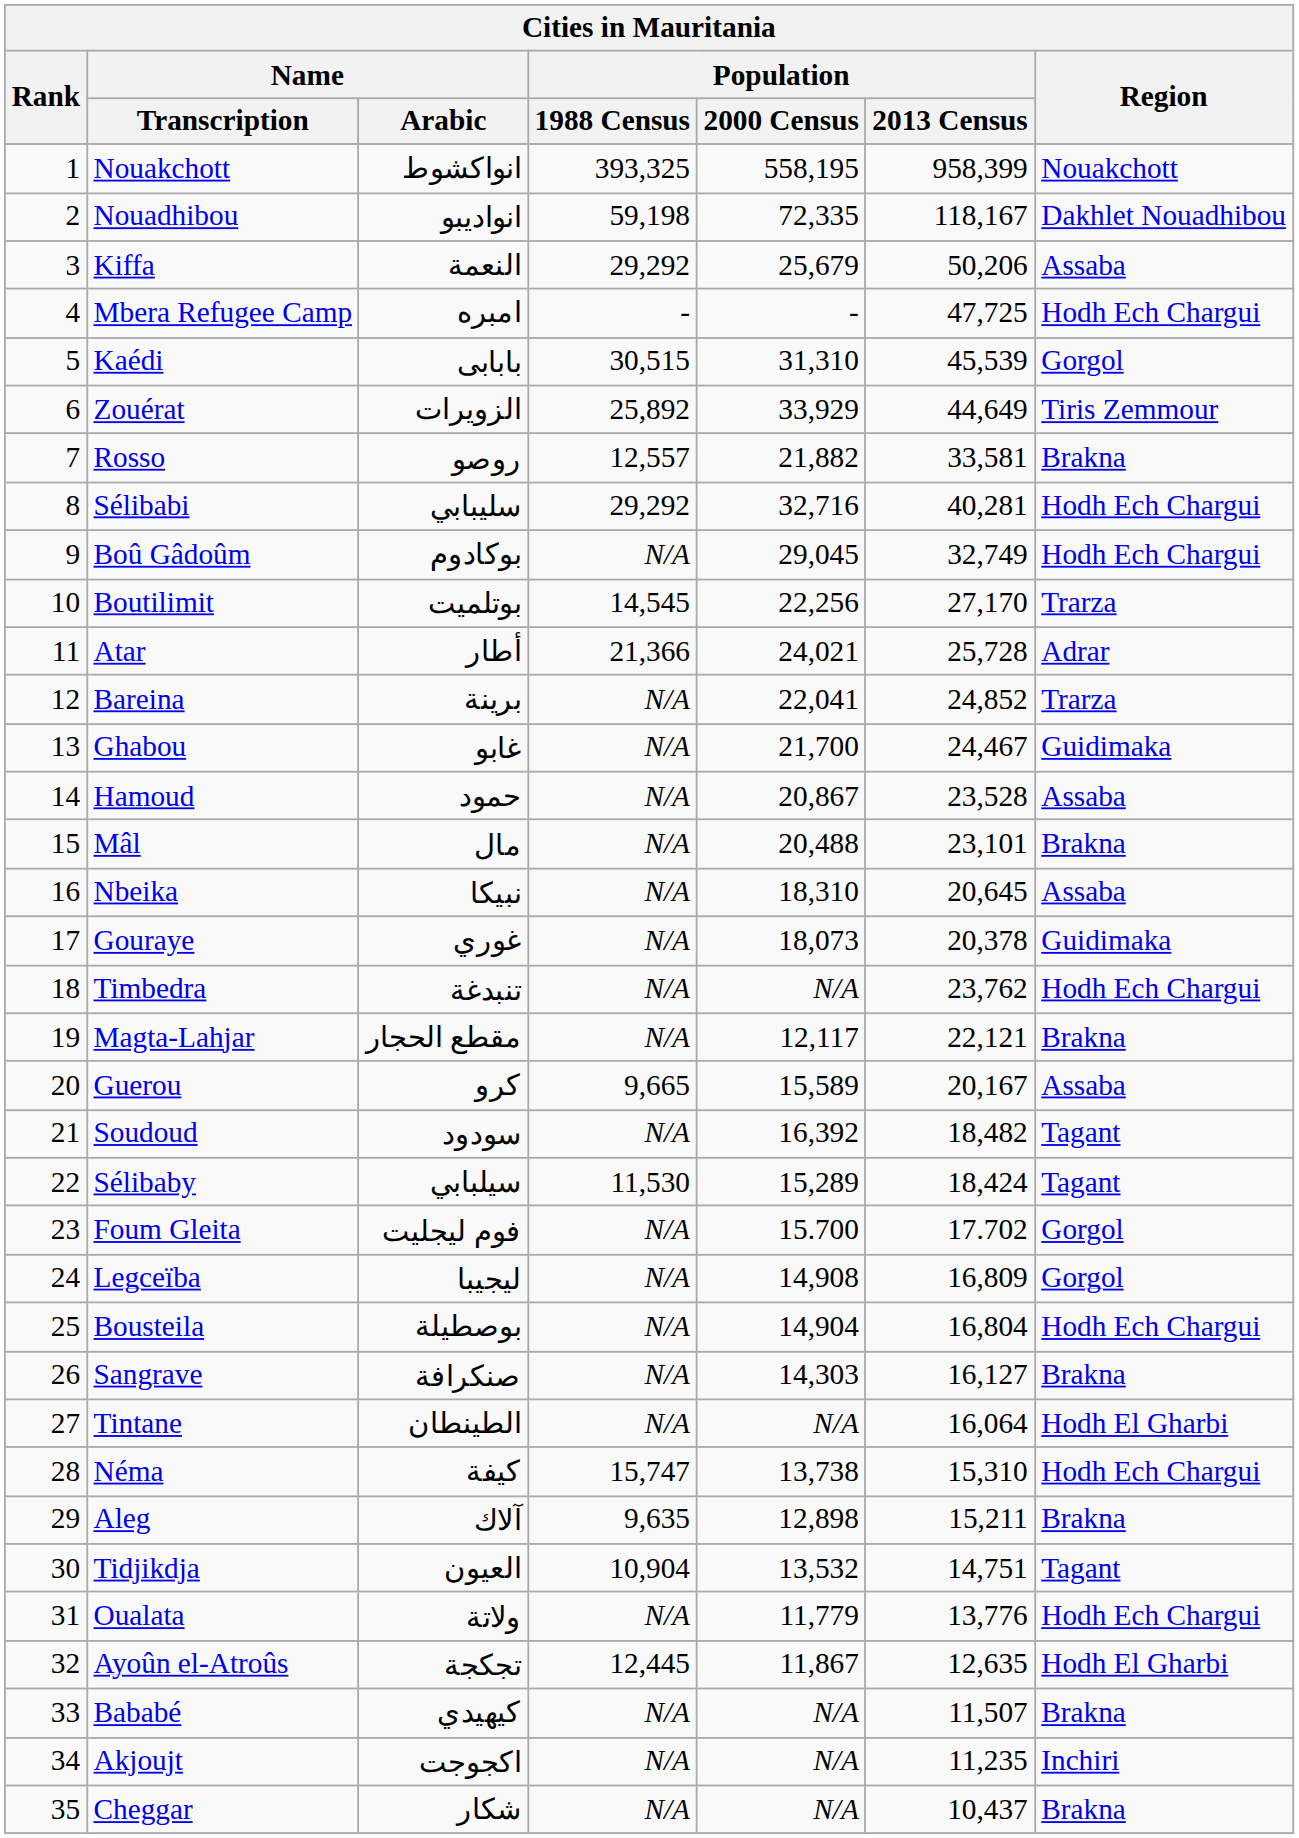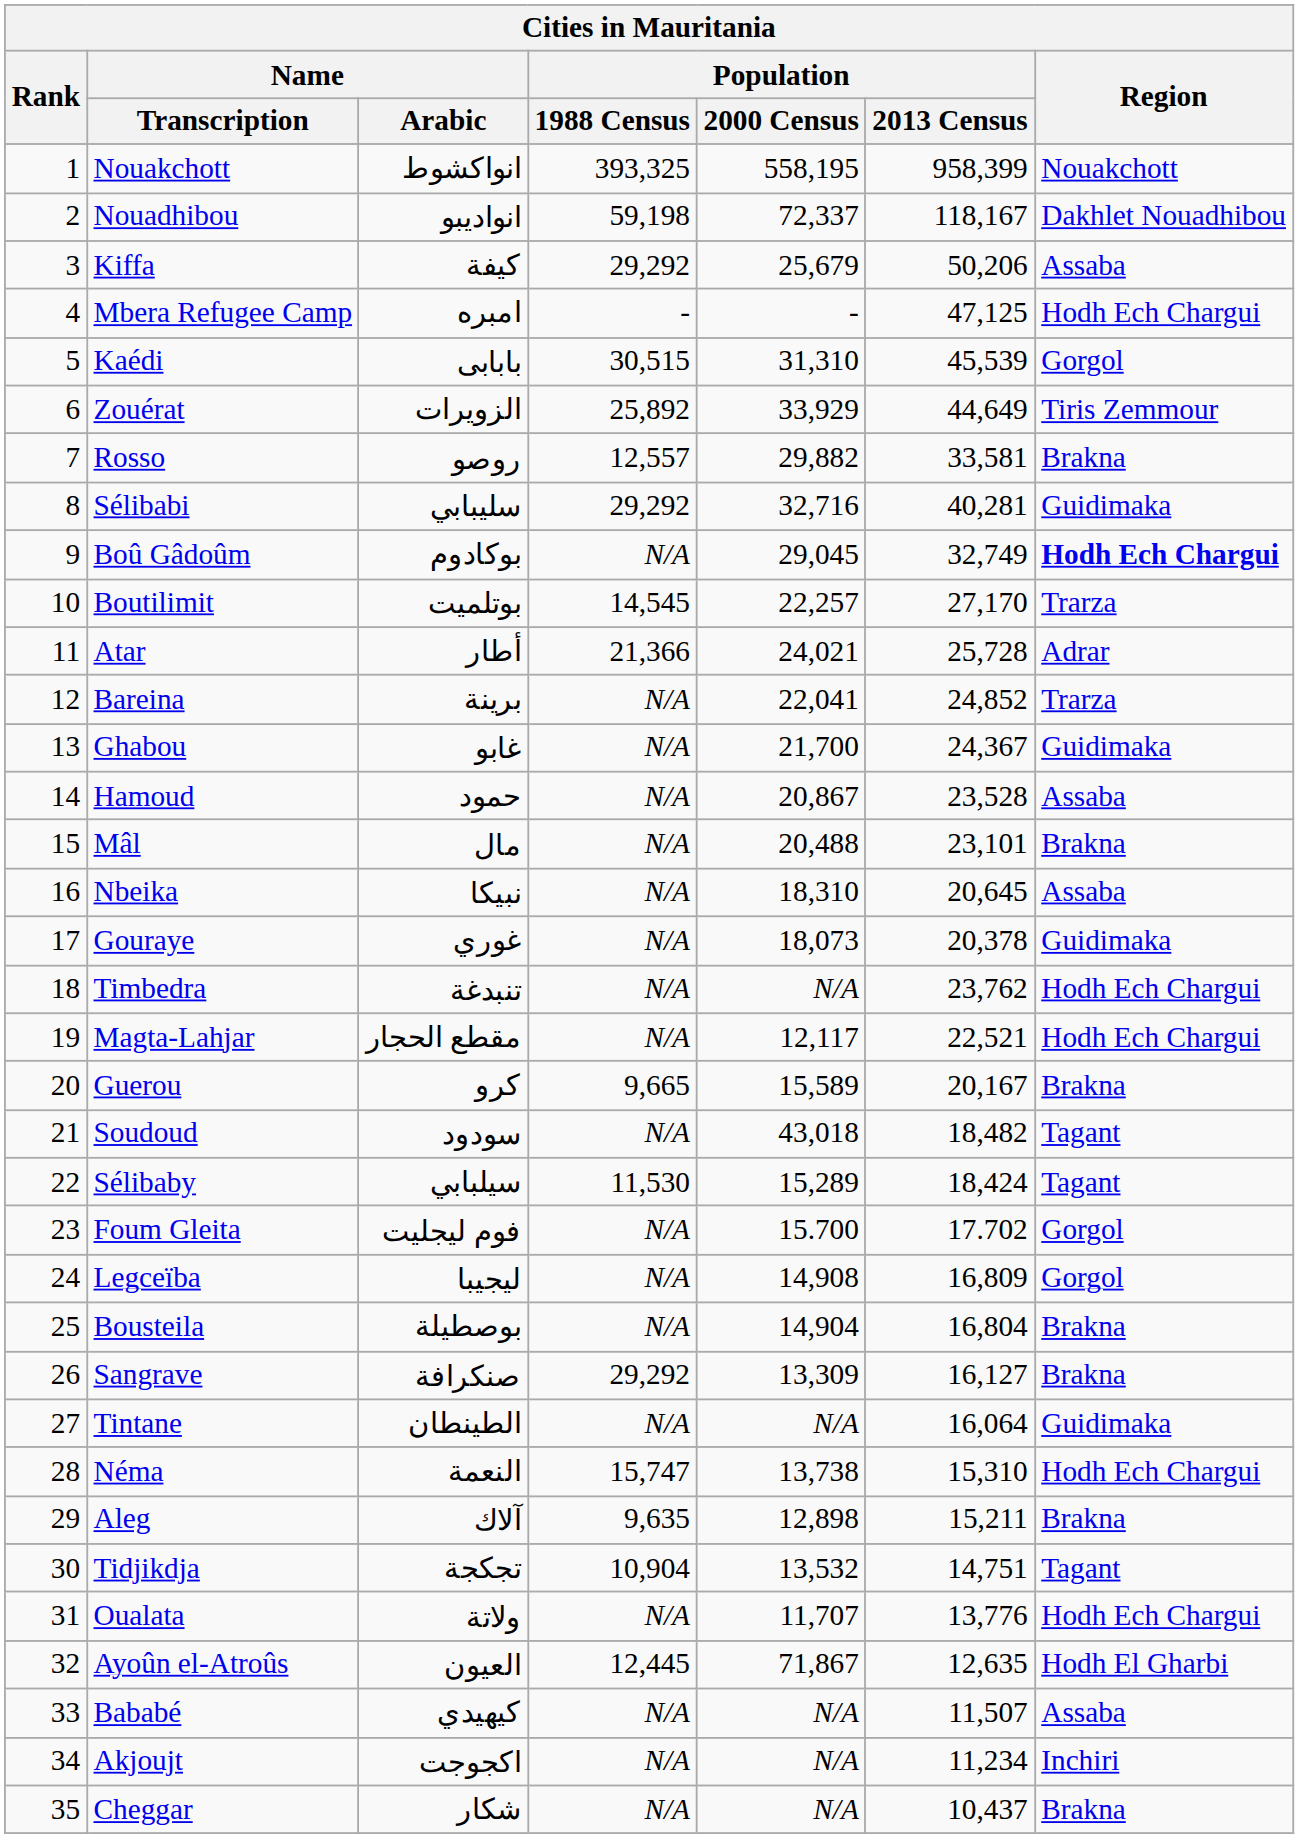(819, 216) 72,335 -> (819, 216) 72,337
(485, 265) النعمة -> (494, 265) كيفة
(987, 312) 47,725 -> (987, 312) 47,125
(819, 457) 21,882 -> (819, 457) 29,882
(1151, 505) Hodh Ech Chargui -> (1106, 505) Guidimaka
(1151, 554) normal -> (1160, 554) bold
(819, 602) 22,256 -> (819, 602) 22,257
(987, 747) 24,467 -> (987, 747) 24,367
(987, 1036) 22,121 -> (987, 1036) 22,521
(1084, 1036) Brakna -> (1151, 1036) Hodh Ech Chargui
(1084, 1085) Assaba -> (1084, 1085) Brakna
(819, 1133) 16,392 -> (819, 1133) 43,018
(1151, 1326) Hodh Ech Chargui -> (1084, 1326) Brakna
(667, 1374) N/A -> (650, 1374) 29,292
(819, 1374) 14,303 -> (819, 1374) 13,309
(1135, 1422) Hodh El Gharbi -> (1106, 1422) Guidimaka
(494, 1472) كيفة -> (485, 1472) النعمة
(483, 1568) العيون -> (483, 1568) تجكجة
(819, 1615) 11,779 -> (819, 1615) 11,707
(483, 1665) تجكجة -> (483, 1665) العيون
(819, 1664) 11,867 -> (819, 1664) 71,867
(1084, 1712) Brakna -> (1084, 1712) Assaba
(988, 1760) 11,235 -> (988, 1760) 11,234
